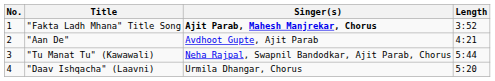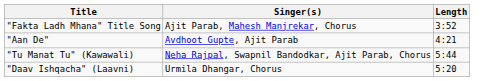- column: (14, 12)
(281, 26) bold -> (261, 26) normal
